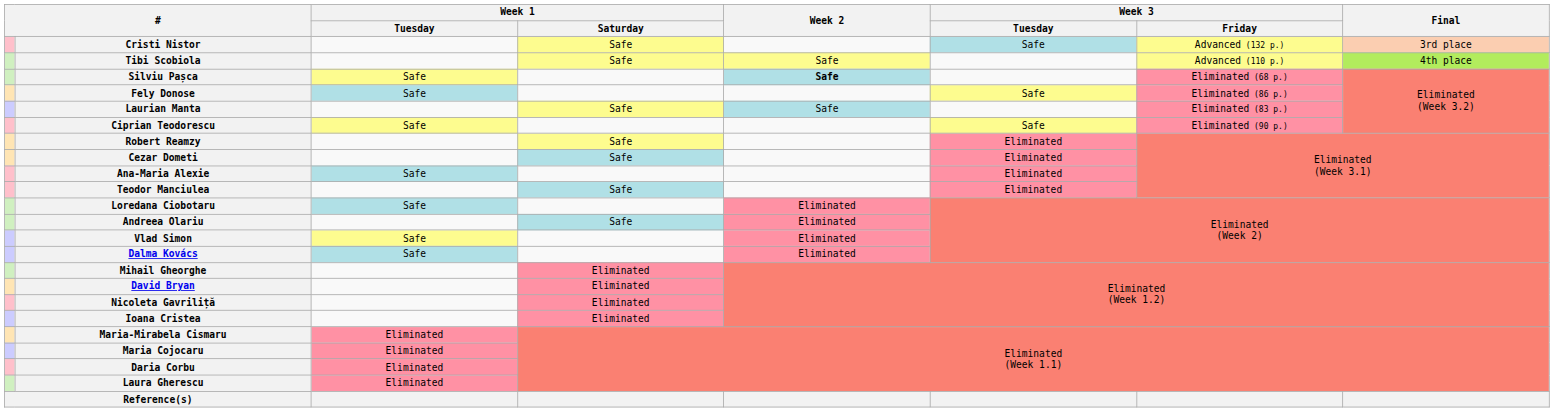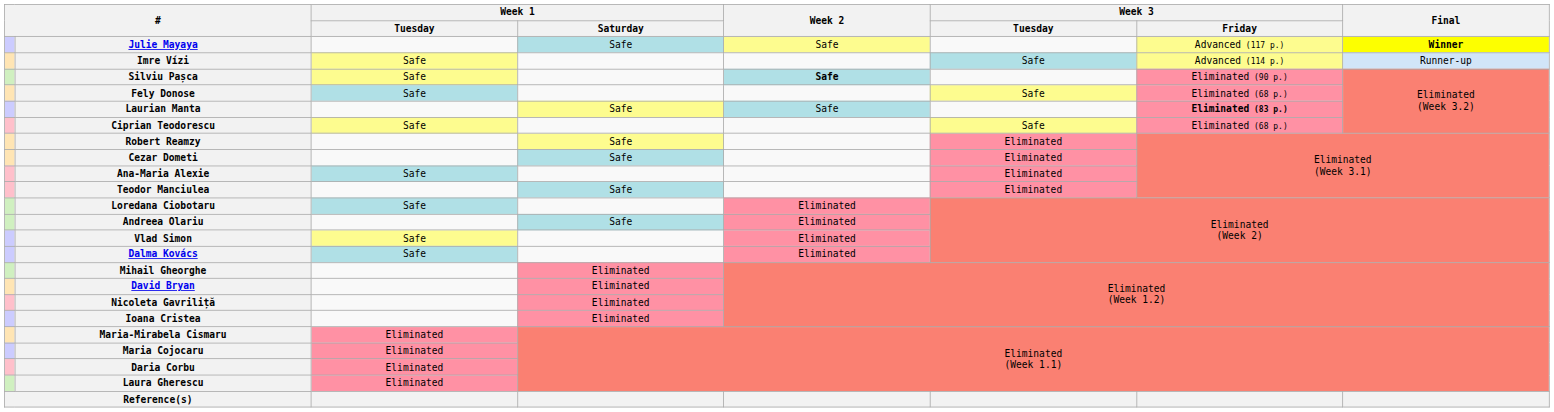+ row: (163, 44)
+ row: (163, 61)
- row: (163, 44)
- row: (163, 61)
(1240, 77) Eliminated (68 p.) -> (1240, 77) Eliminated (90 p.)
(1240, 93) Eliminated (86 p.) -> (1240, 93) Eliminated (68 p.)
(1240, 109) normal -> (1240, 109) bold
(1240, 125) Eliminated (90 p.) -> (1240, 125) Eliminated (68 p.)
